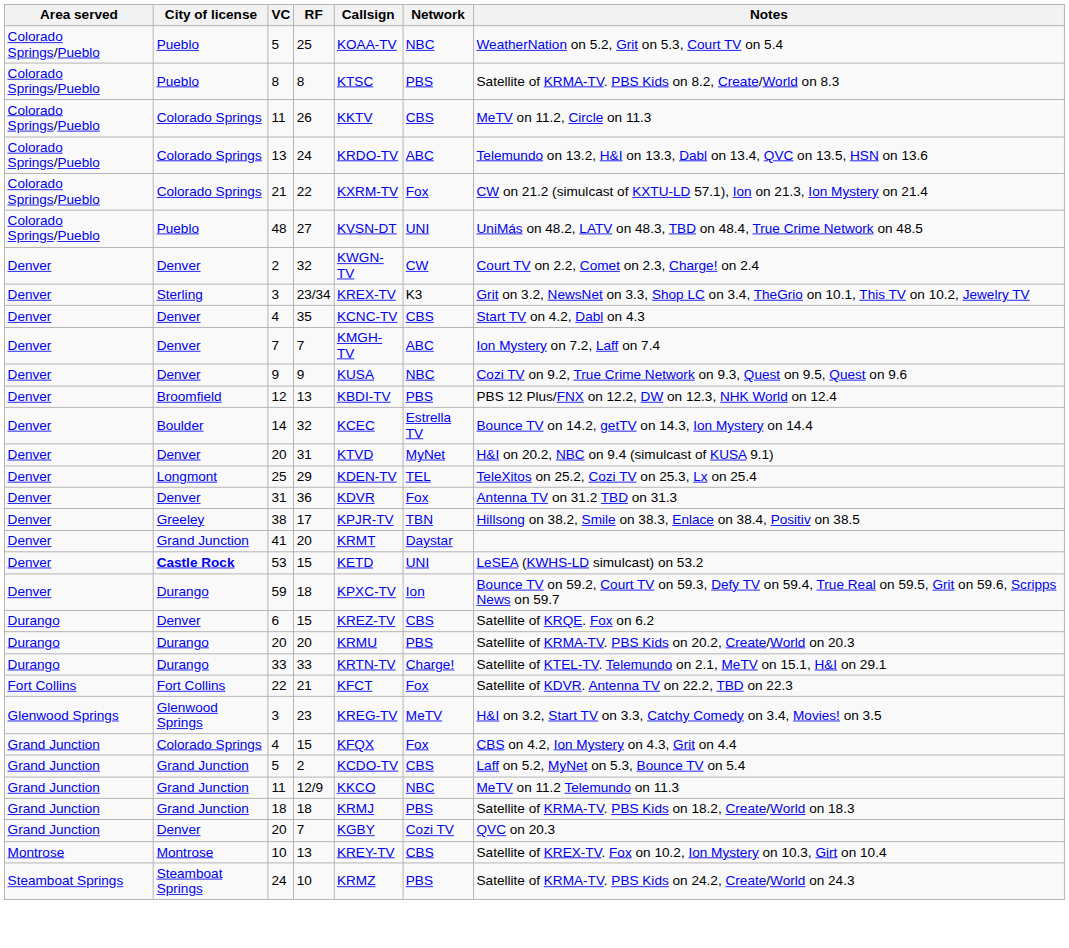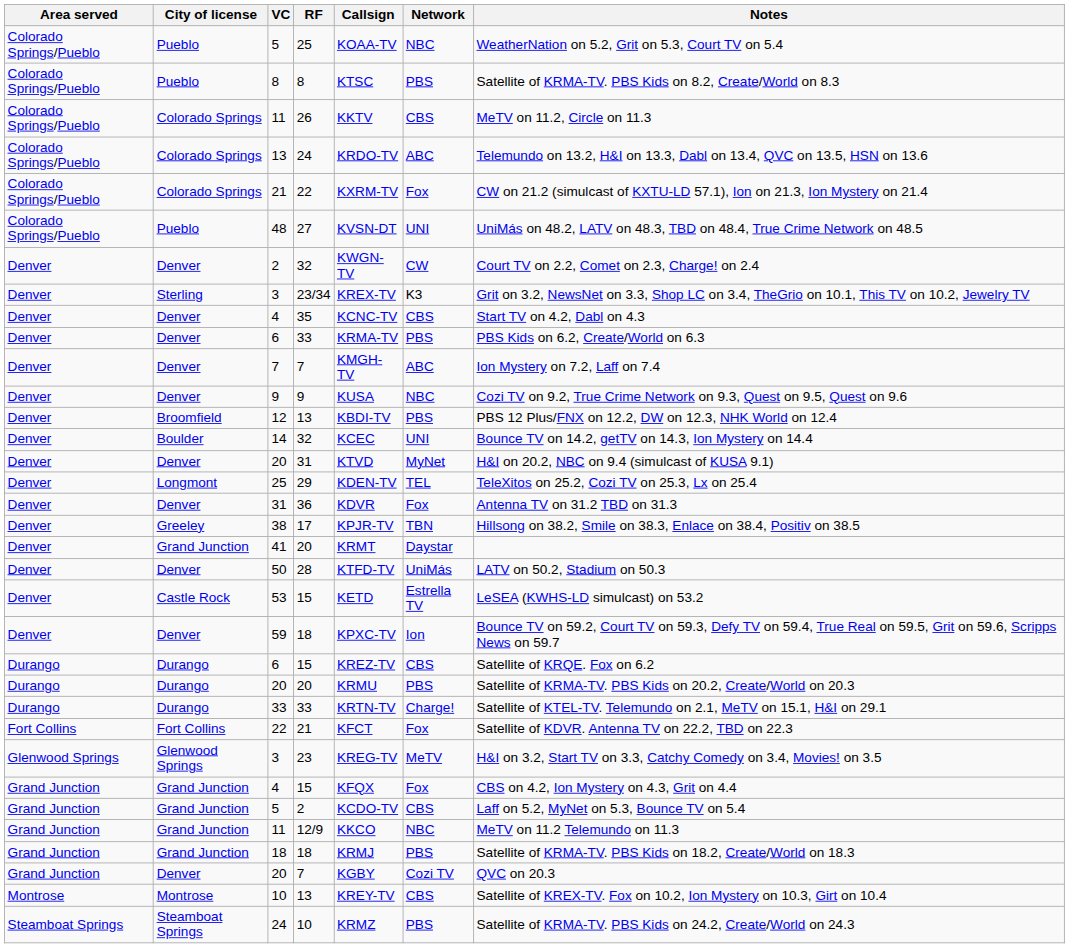+ row: (275, 338)
(428, 425) Estrella TV -> (418, 439) UNI
+ row: (279, 569)
(196, 562) bold -> (193, 598) normal
(418, 562) UNI -> (428, 598) Estrella TV
(183, 592) Durango -> (179, 635) Denver
(179, 621) Denver -> (183, 664) Durango
(209, 744) Colorado Springs -> (203, 787) Grand Junction
